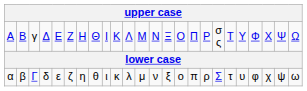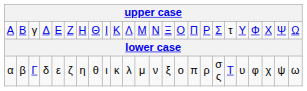(219, 36) σ ς -> (219, 30) Σ
(230, 36) Τ -> (230, 30) τ
(219, 77) Σ -> (219, 71) σ ς
(230, 77) τ -> (230, 71) Τ
